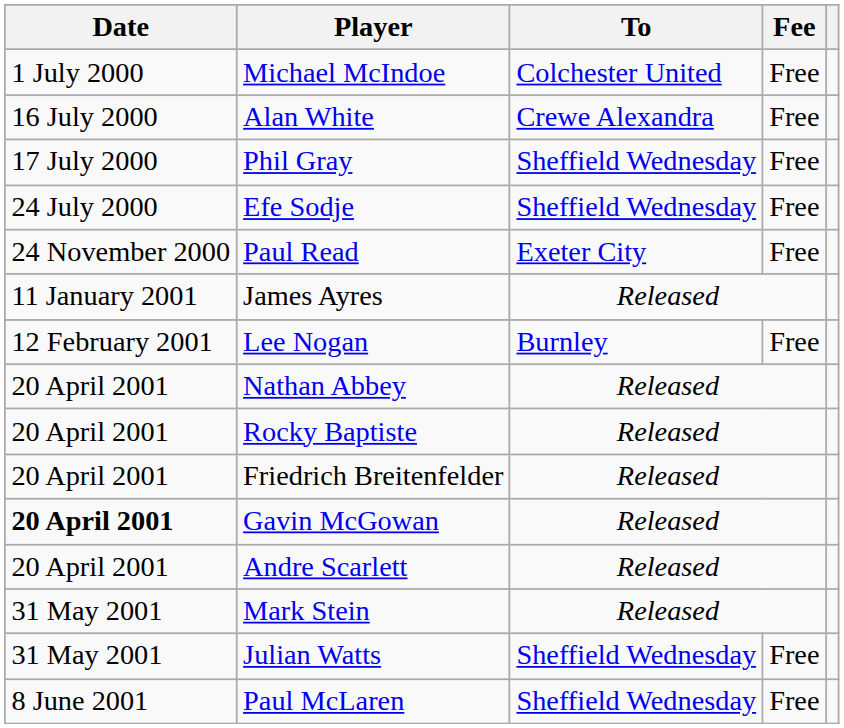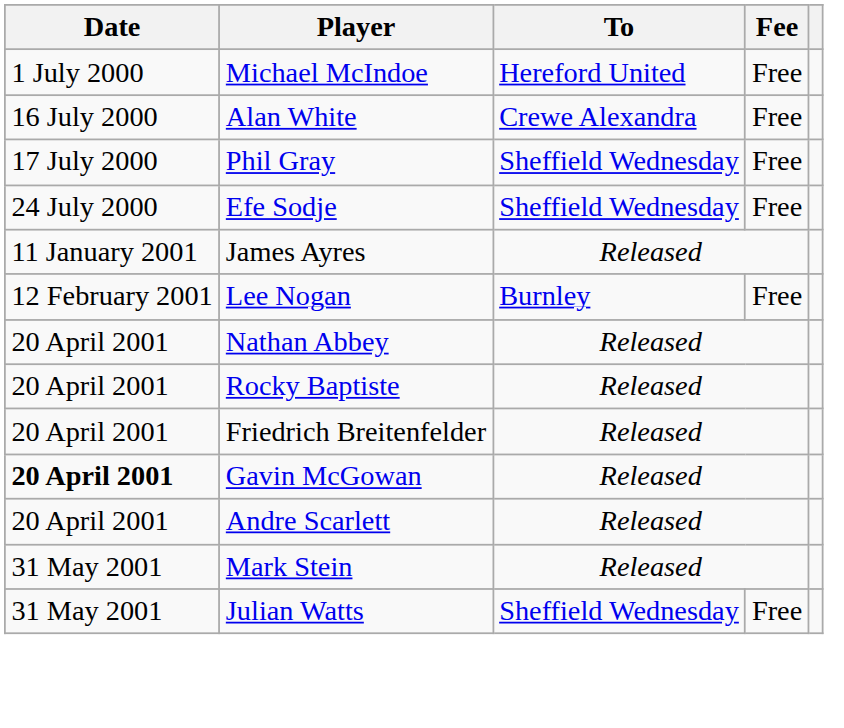(619, 71) Colchester United -> (592, 71) Hereford United
- row: (301, 251)
- row: (324, 700)
